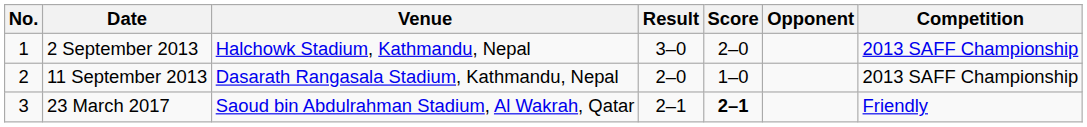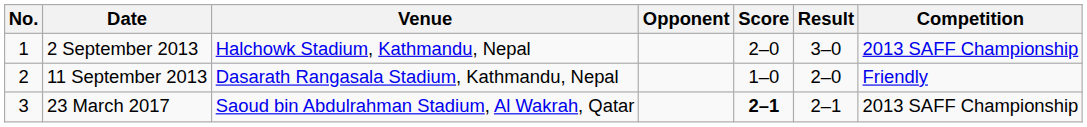columns swapped: (811, 19) <-> (671, 19)
(970, 77) 2013 SAFF Championship -> (895, 77) Friendly
(895, 106) Friendly -> (970, 106) 2013 SAFF Championship
